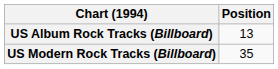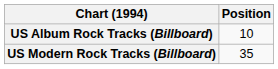(246, 34) 13 -> (246, 34) 10
